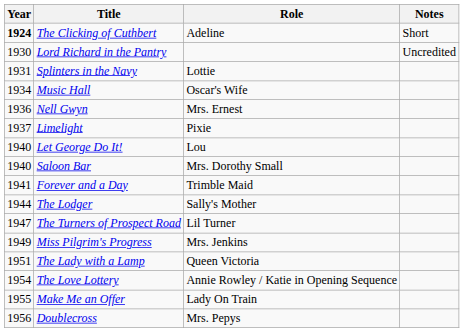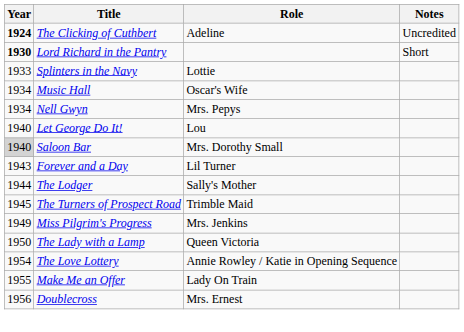(416, 33) Short -> (429, 33) Uncredited
(19, 52) normal -> (19, 52) bold
(429, 52) Uncredited -> (416, 52) Short
(19, 71) 1931 -> (19, 71) 1933
(19, 109) 1936 -> (19, 109) 1934
(214, 109) Mrs. Ernest -> (213, 109) Mrs. Pepys
- row: (60, 128)
(19, 166) no background -> (19, 147) lightgrey background
(19, 185) 1941 -> (19, 166) 1943
(220, 185) Trimble Maid -> (211, 166) Lil Turner
(19, 223) 1947 -> (19, 204) 1945
(211, 223) Lil Turner -> (220, 204) Trimble Maid
(19, 261) 1951 -> (19, 242) 1950
(213, 318) Mrs. Pepys -> (214, 299) Mrs. Ernest
